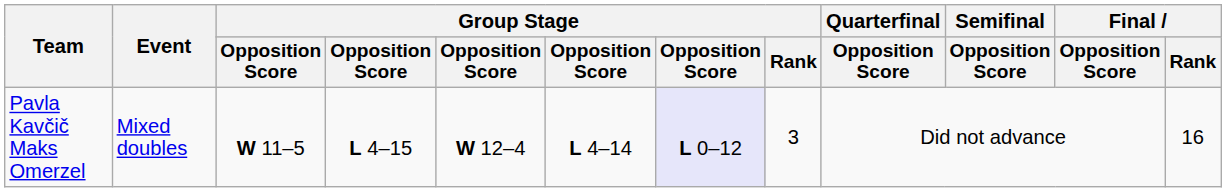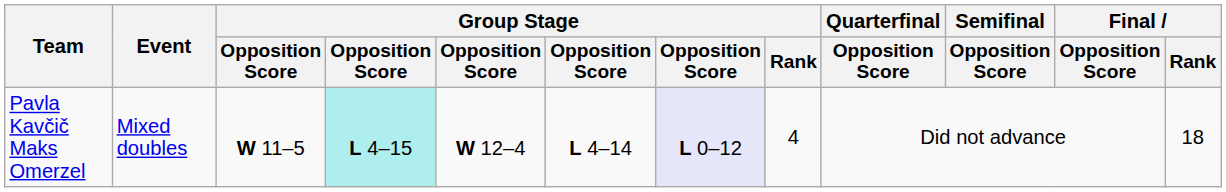(381, 149) no background -> (381, 149) paleturquoise background
(793, 138) 3 -> (793, 138) 4
(1193, 138) 16 -> (1193, 138) 18
